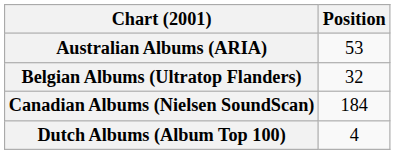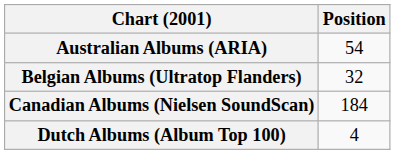(354, 47) 53 -> (354, 47) 54
